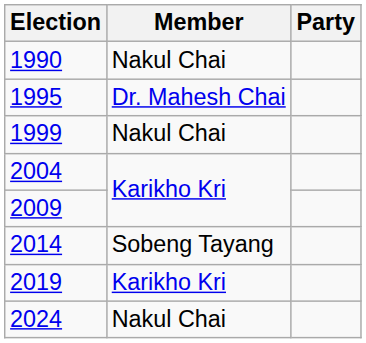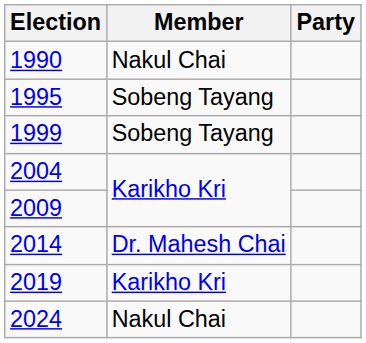(199, 97) Dr. Mahesh Chai -> (193, 97) Sobeng Tayang
(169, 134) Nakul Chai -> (193, 134) Sobeng Tayang
(193, 245) Sobeng Tayang -> (199, 245) Dr. Mahesh Chai
